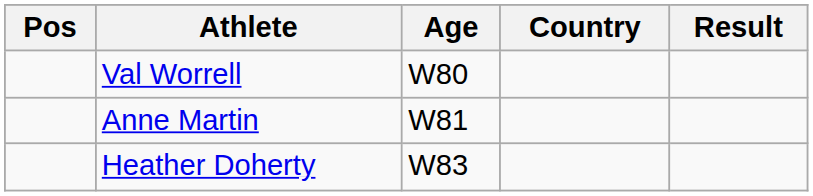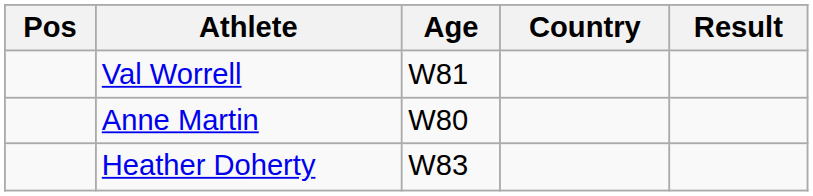(438, 73) W80 -> (438, 73) W81
(438, 119) W81 -> (438, 119) W80
